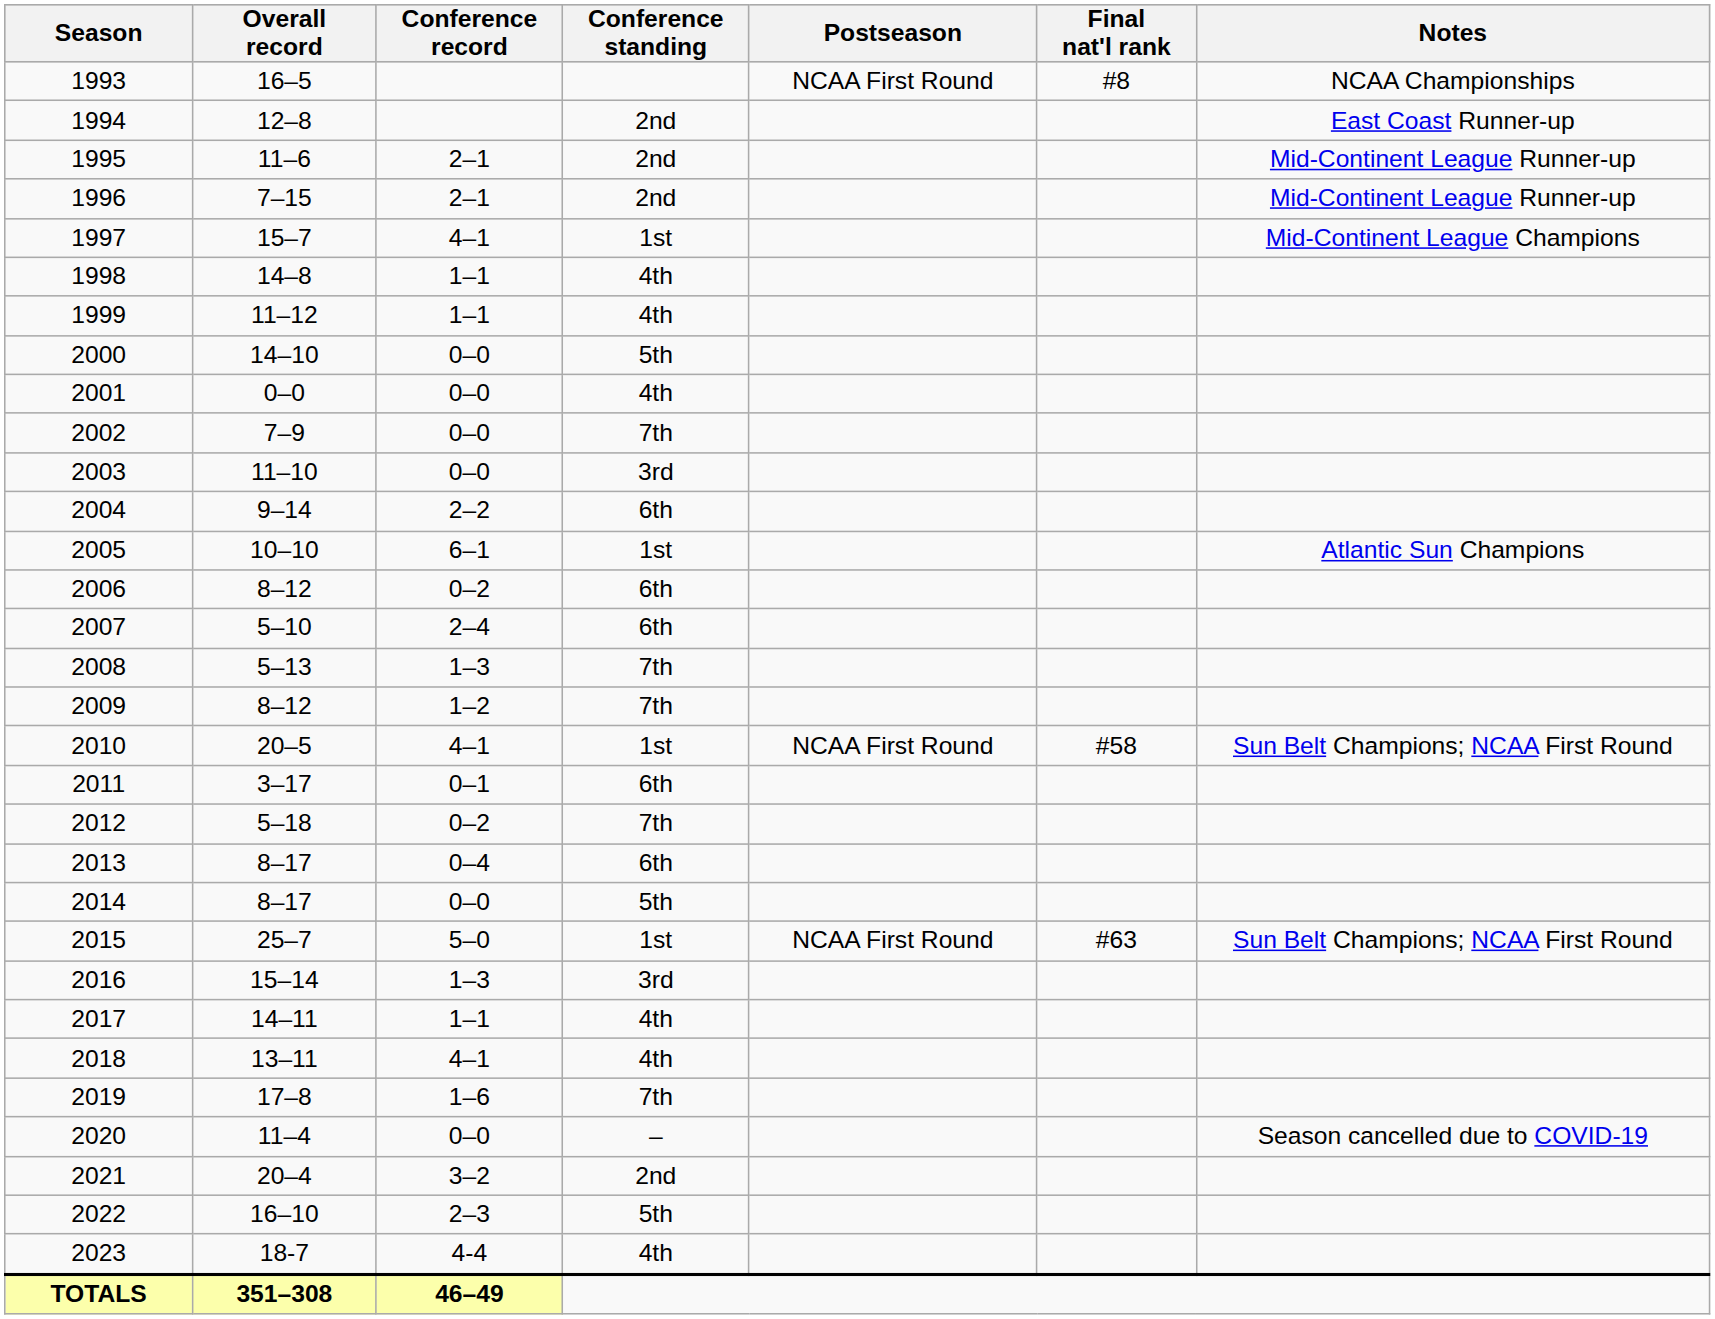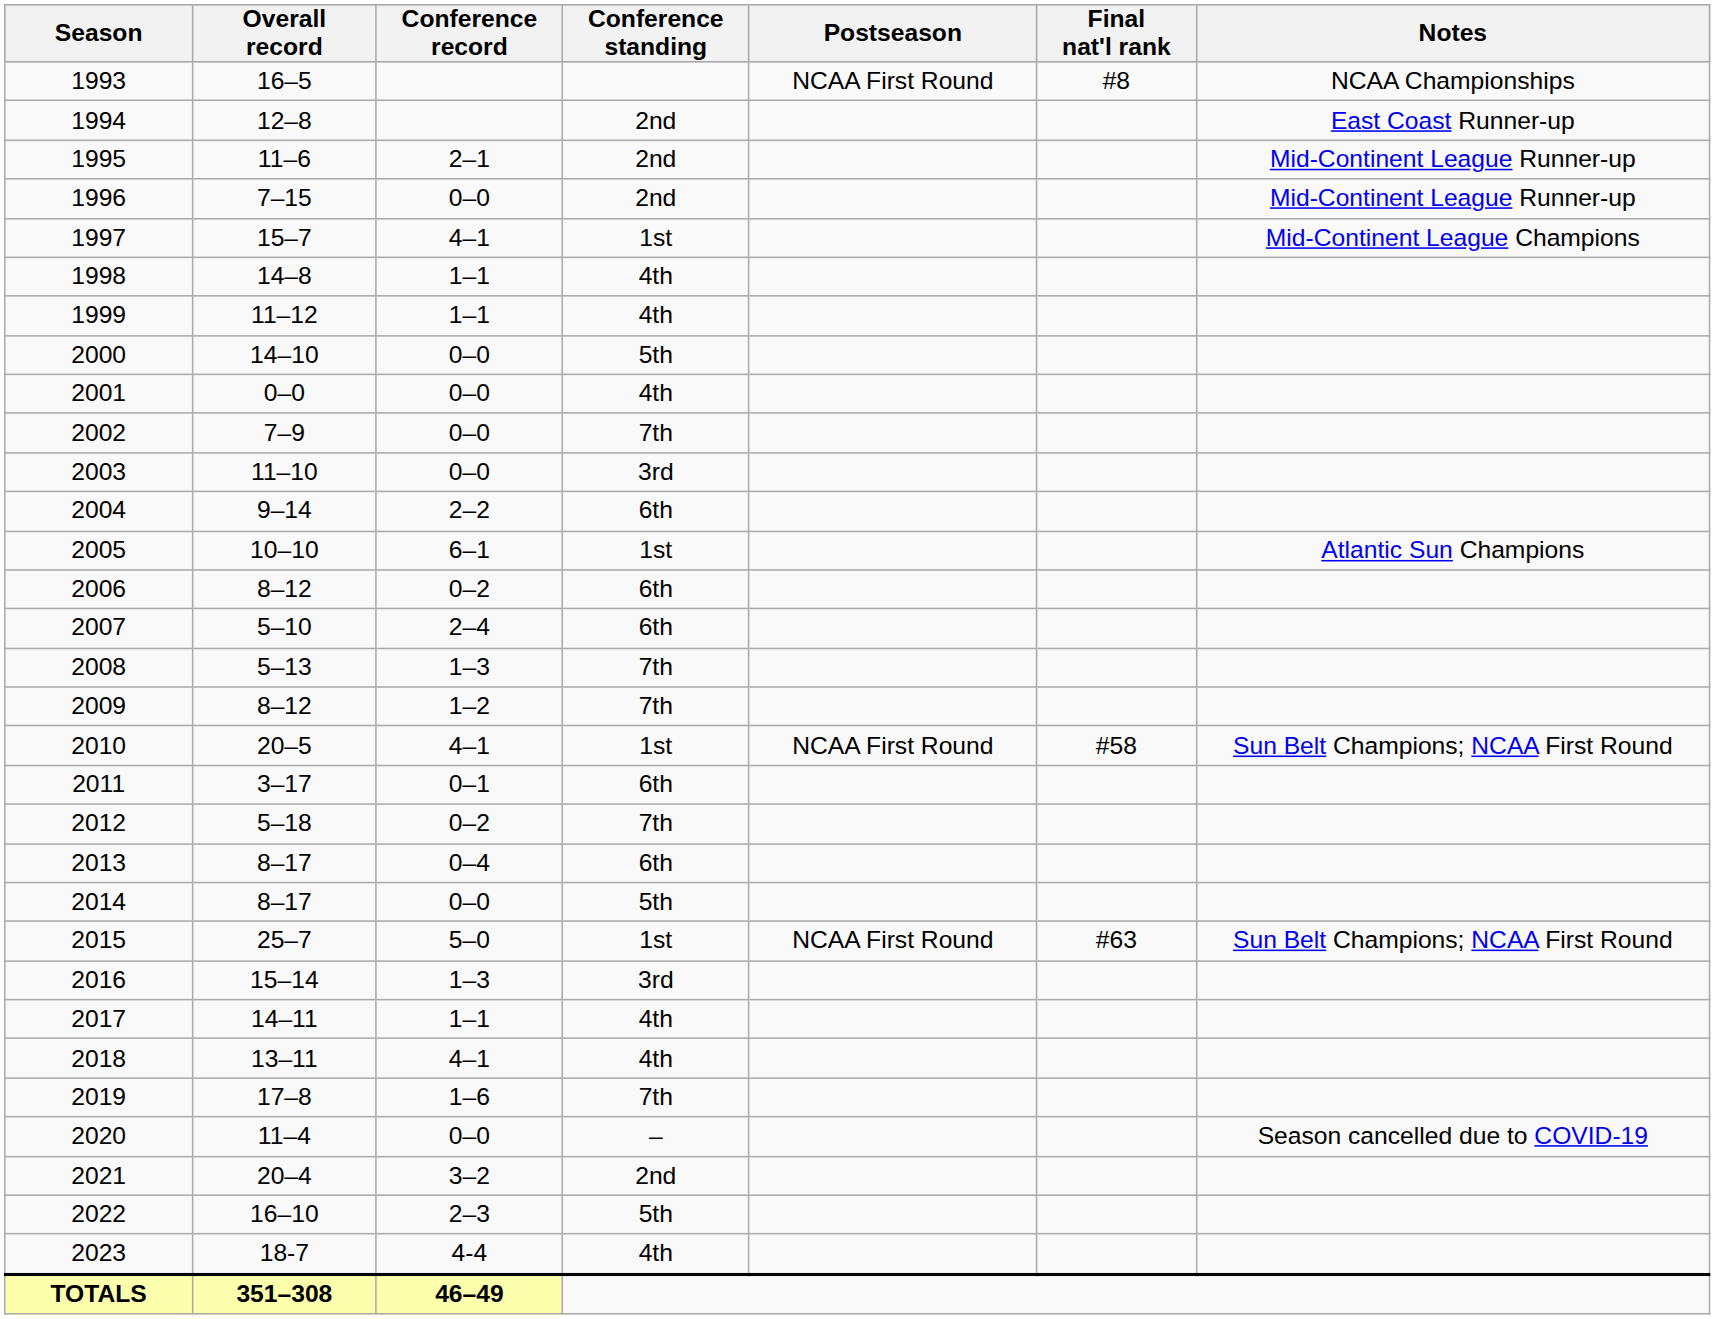(469, 198) 2–1 -> (469, 198) 0–0
